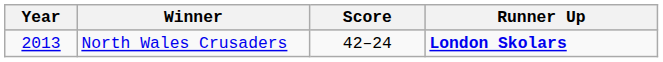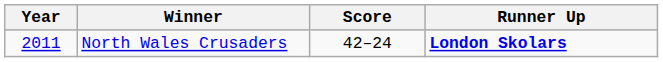(41, 43) 2013 -> (41, 43) 2011
